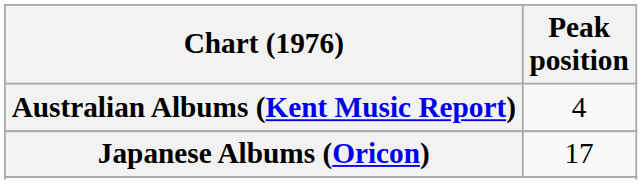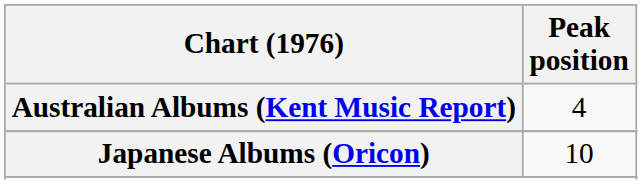(579, 153) 17 -> (579, 153) 10
